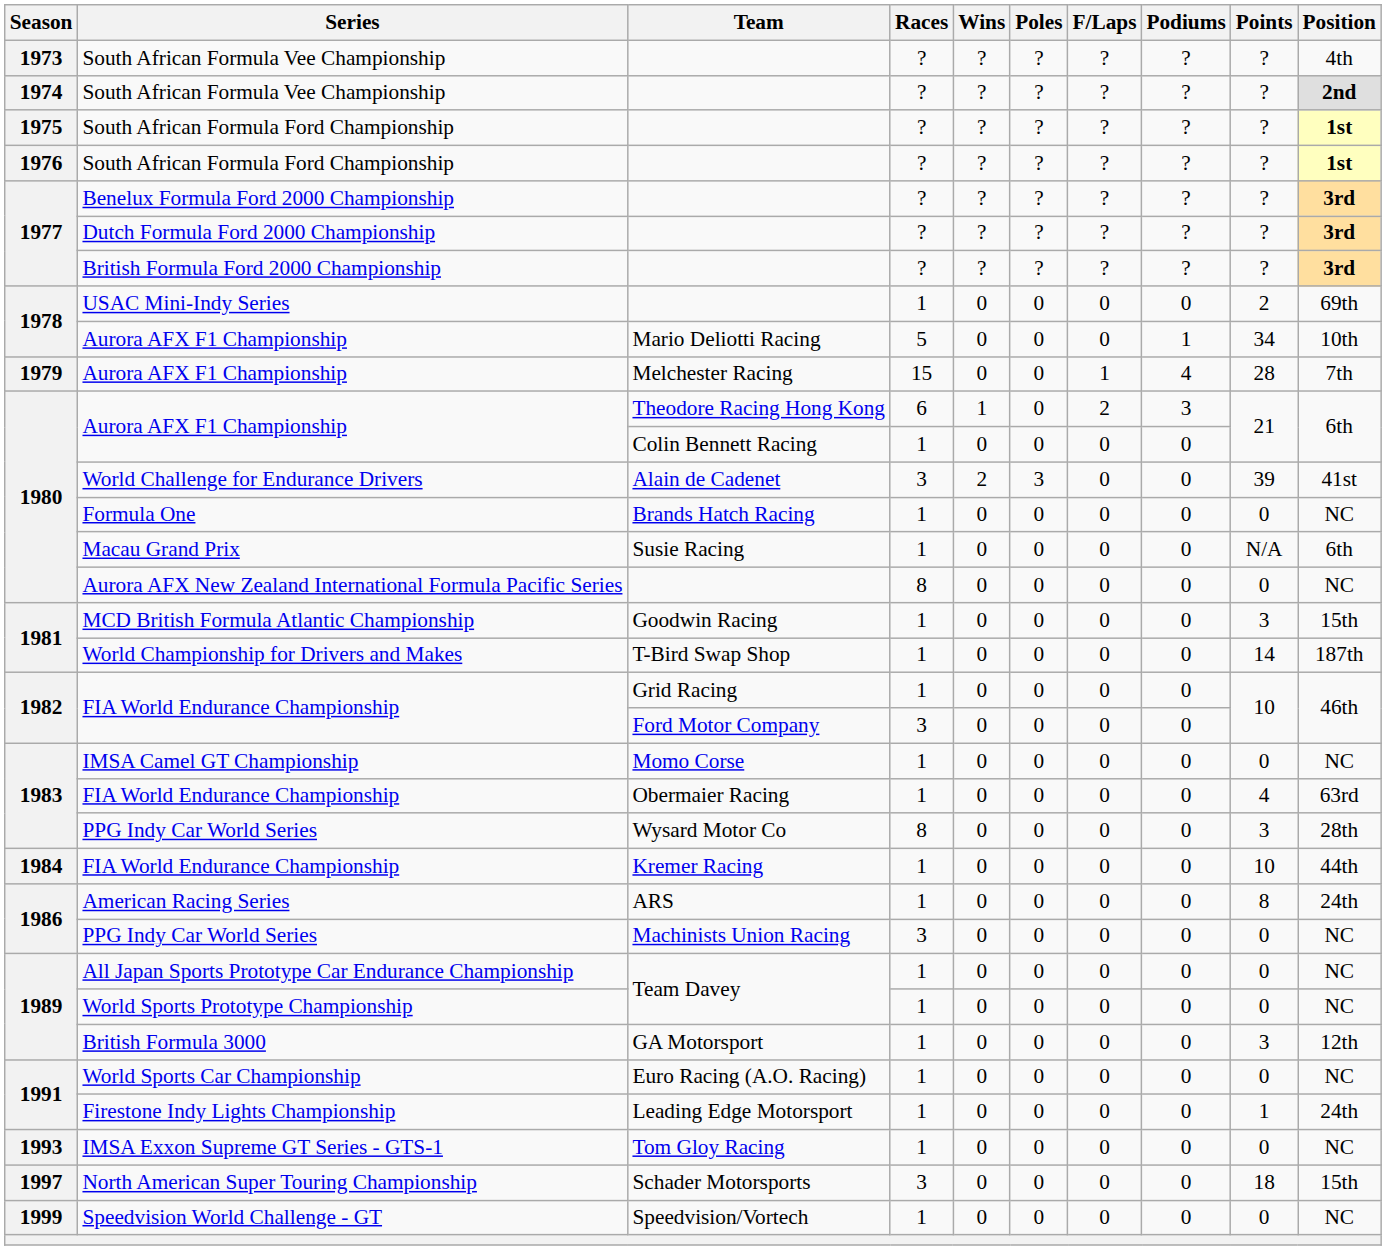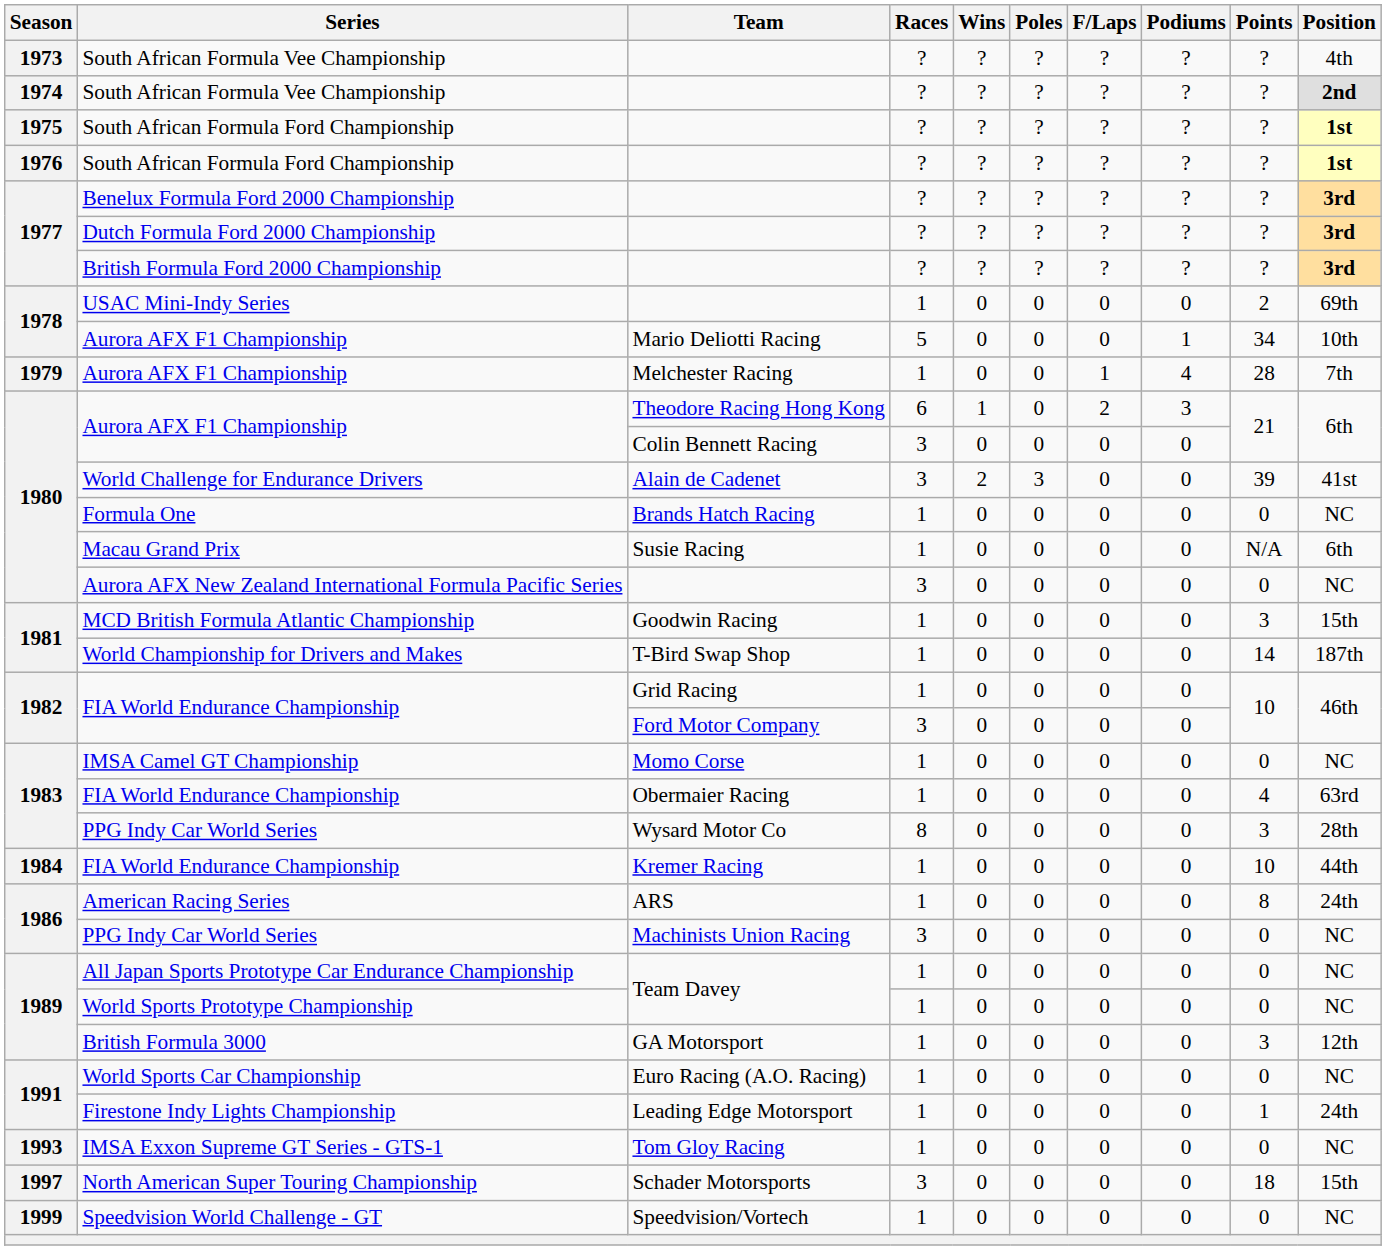(922, 373) 15 -> (922, 373) 1
(922, 444) 1 -> (922, 444) 3
(922, 584) 8 -> (922, 584) 3
